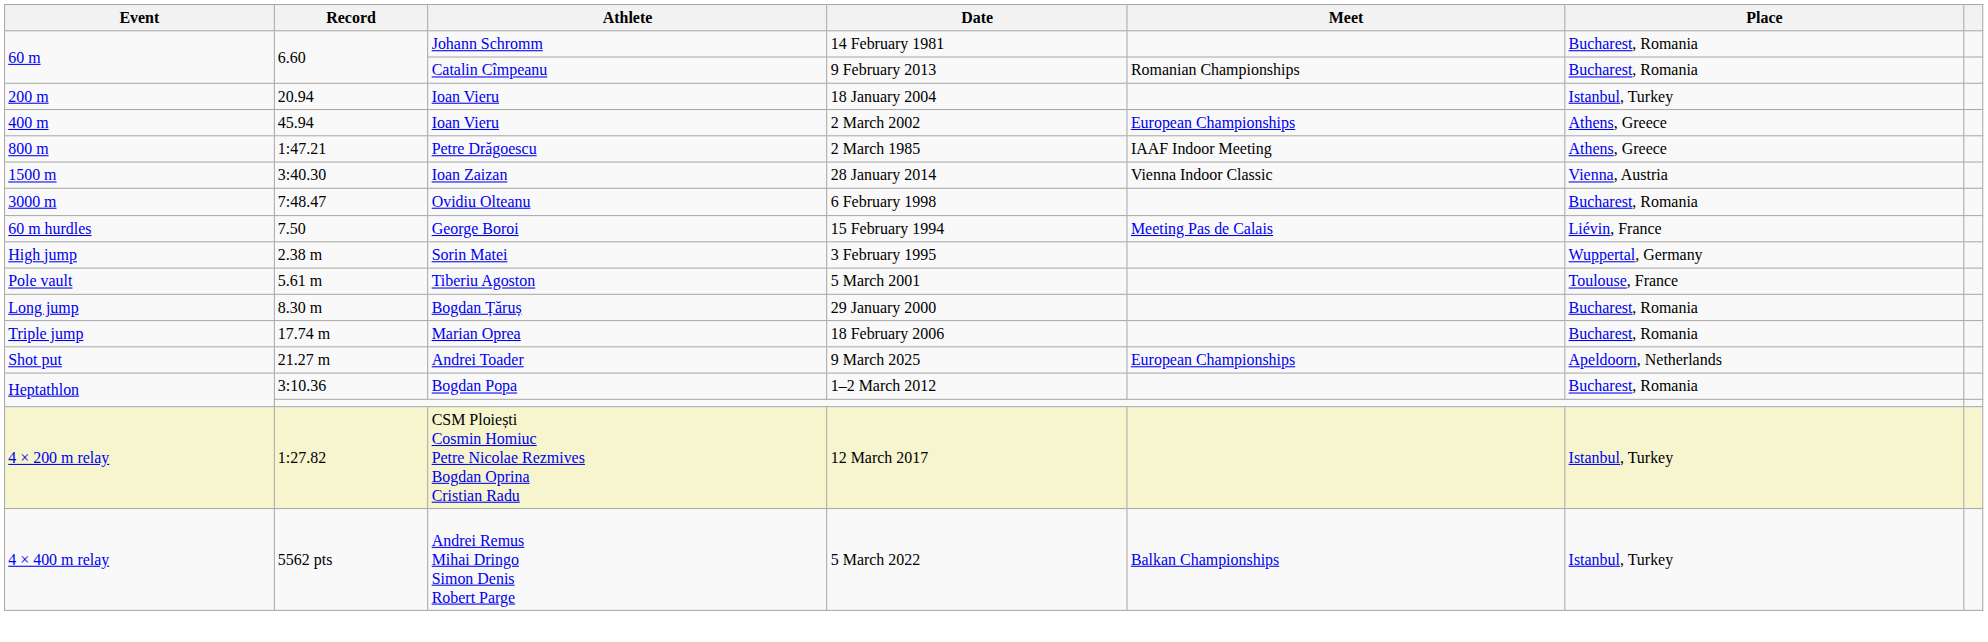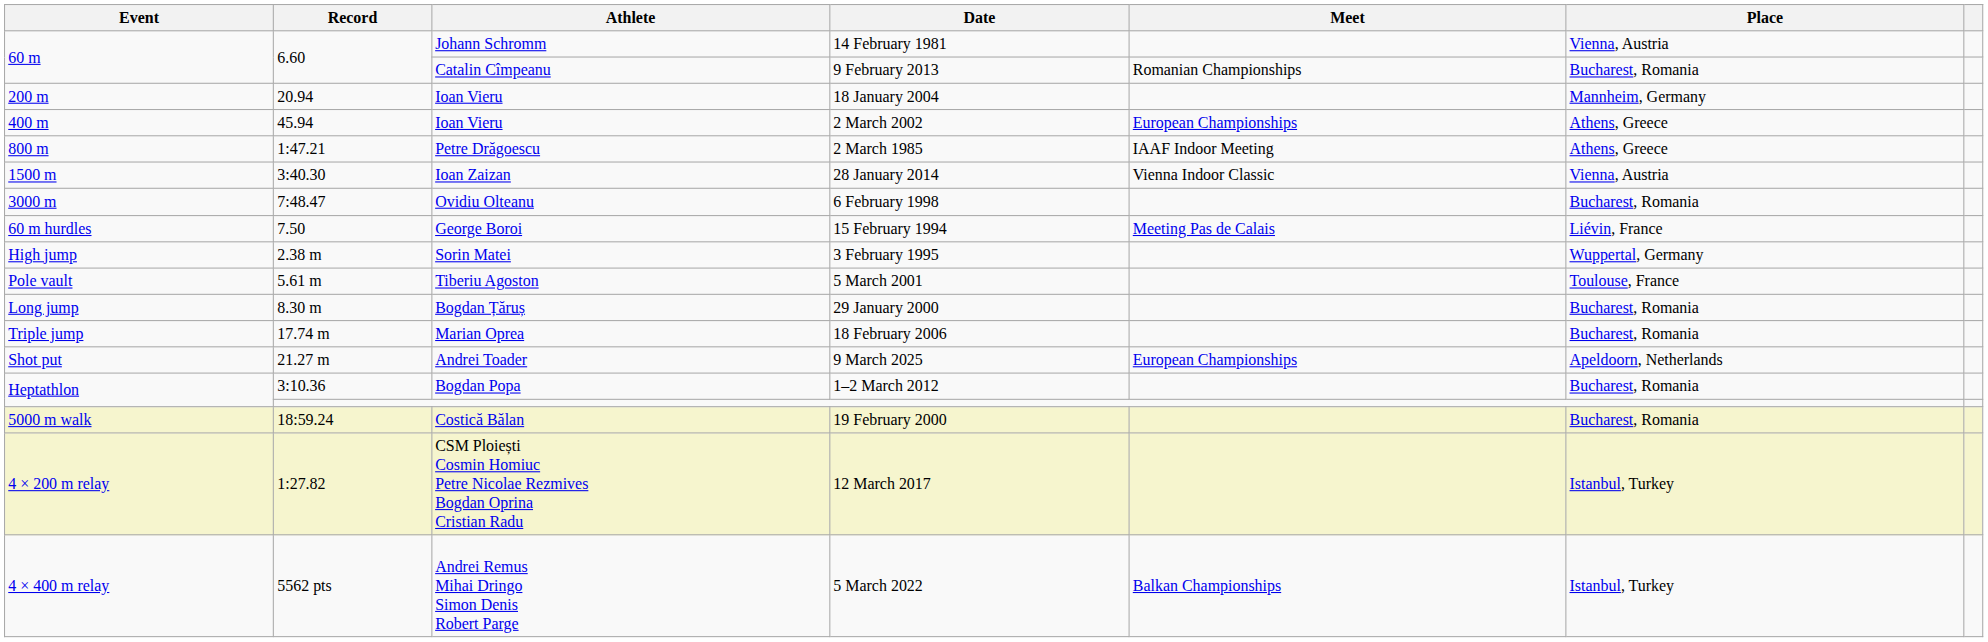(1633, 44) Bucharest, Romania -> (1619, 44) Vienna, Austria
(1621, 96) Istanbul, Turkey -> (1638, 96) Mannheim, Germany
+ row: (890, 419)
